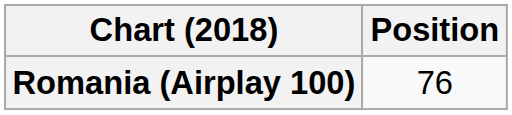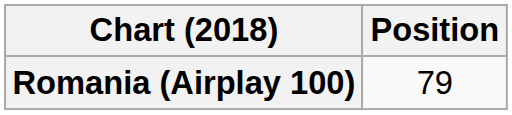(435, 82) 76 -> (435, 82) 79
